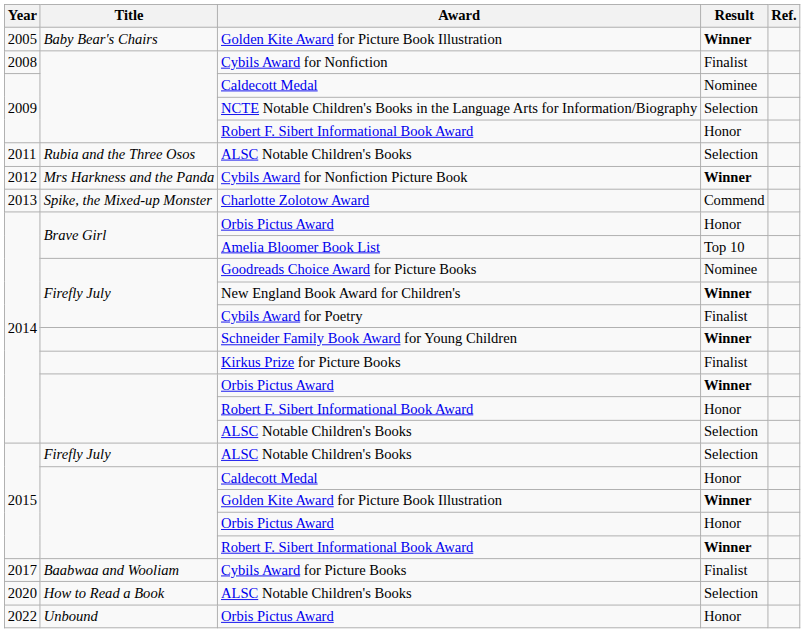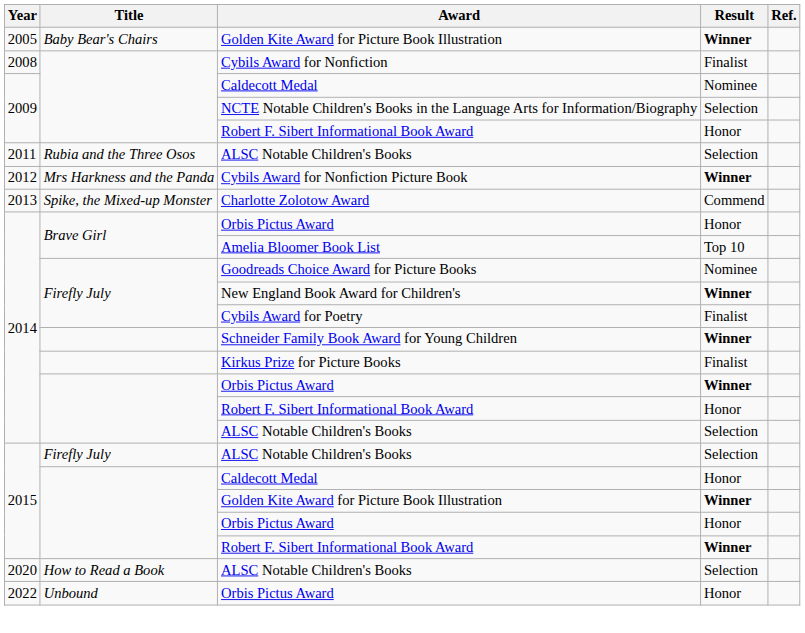- row: (22, 570)
